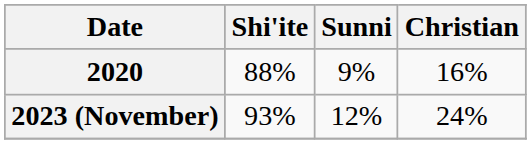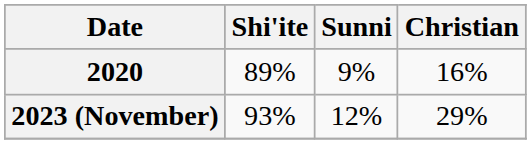(270, 71) 88% -> (270, 71) 89%
(462, 116) 24% -> (462, 116) 29%
